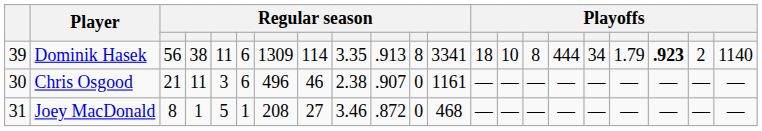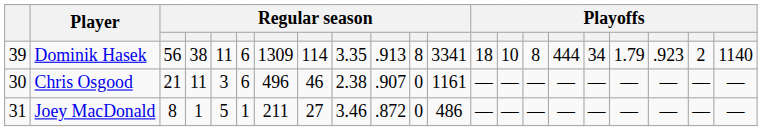(668, 54) bold -> (668, 54) normal
(276, 111) 208 -> (276, 111) 211
(449, 111) 468 -> (449, 111) 486
